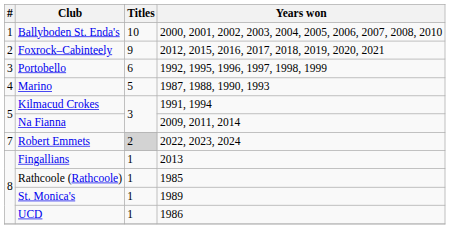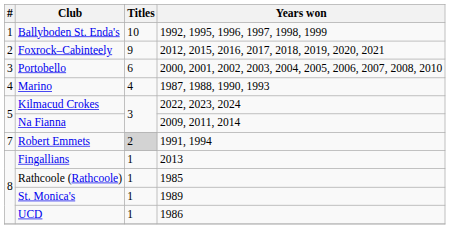(301, 31) 2000, 2001, 2002, 2003, 2004, 2005, 2006, 2007, 2008, 2010 -> (244, 31) 1992, 1995, 1996, 1997, 1998, 1999
(244, 68) 1992, 1995, 1996, 1997, 1998, 1999 -> (301, 68) 2000, 2001, 2002, 2003, 2004, 2005, 2006, 2007, 2008, 2010
(130, 86) 5 -> (130, 86) 4
(186, 104) 1991, 1994 -> (200, 104) 2022, 2023, 2024
(200, 141) 2022, 2023, 2024 -> (186, 141) 1991, 1994
